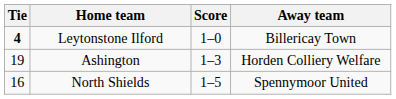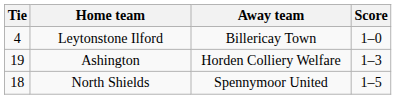columns swapped: (211, 15) <-> (311, 15)
(17, 37) bold -> (17, 37) normal
(17, 82) 16 -> (17, 82) 18
